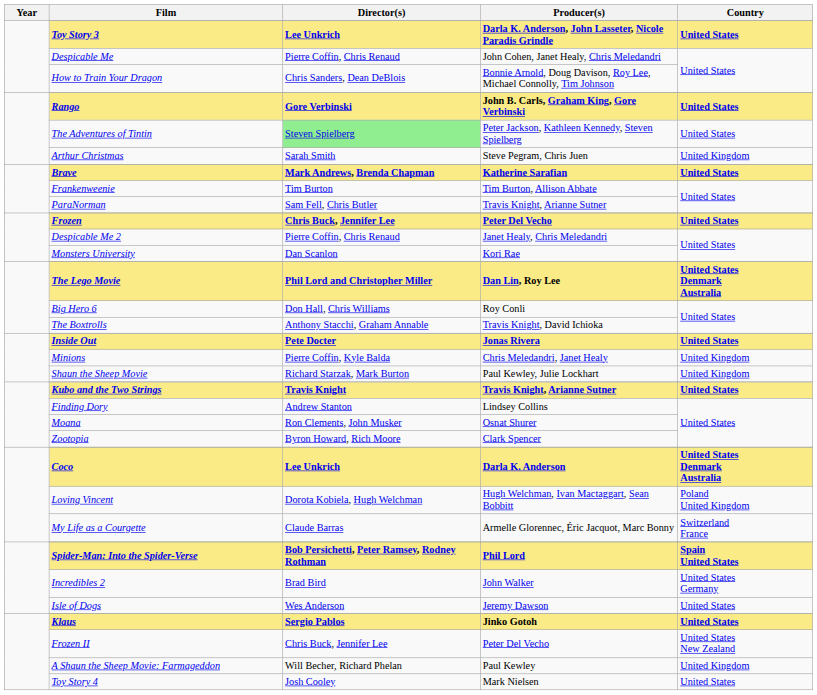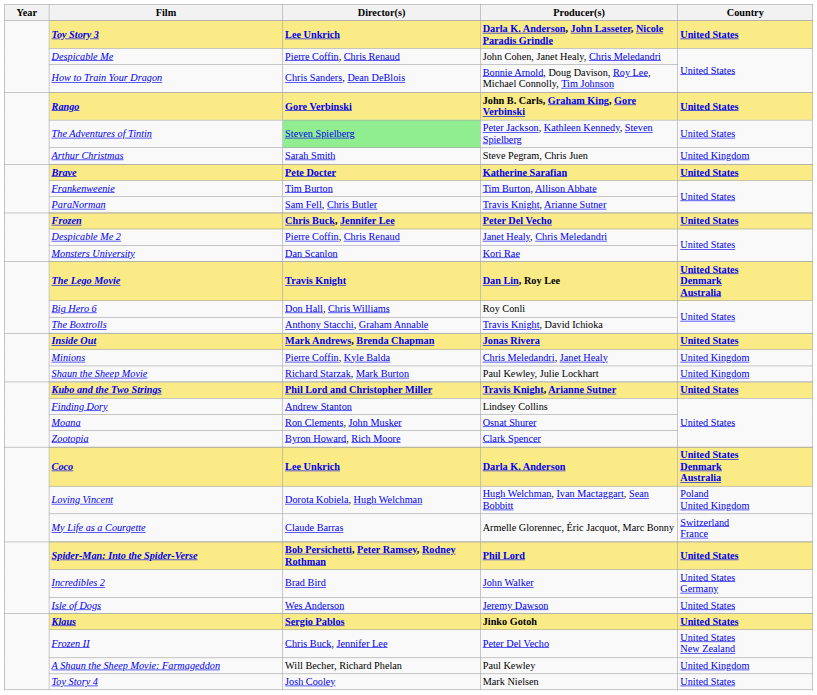(360, 172) Mark Andrews, Brenda Chapman -> (311, 172) Pete Docter
(359, 281) Phil Lord and Christopher Miller -> (316, 281) Travis Knight
(311, 341) Pete Docter -> (360, 341) Mark Andrews, Brenda Chapman
(316, 390) Travis Knight -> (359, 390) Phil Lord and Christopher Miller
(709, 555) Spain United States -> (709, 555) United States
